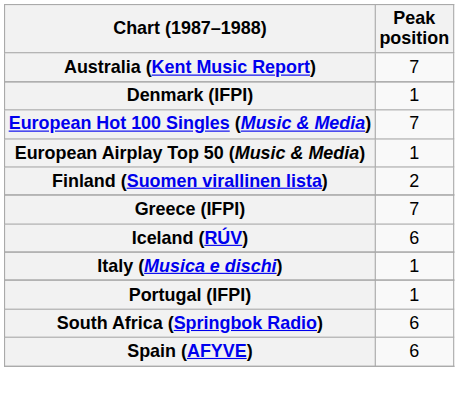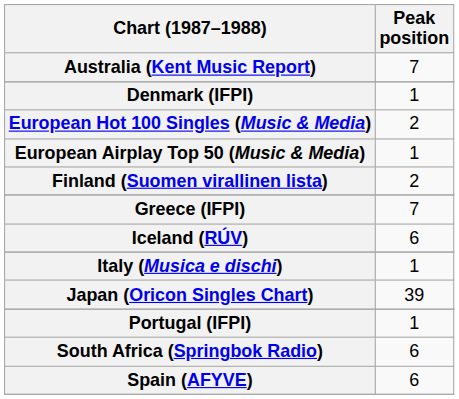(414, 124) 7 -> (414, 124) 2
+ row: (190, 294)
